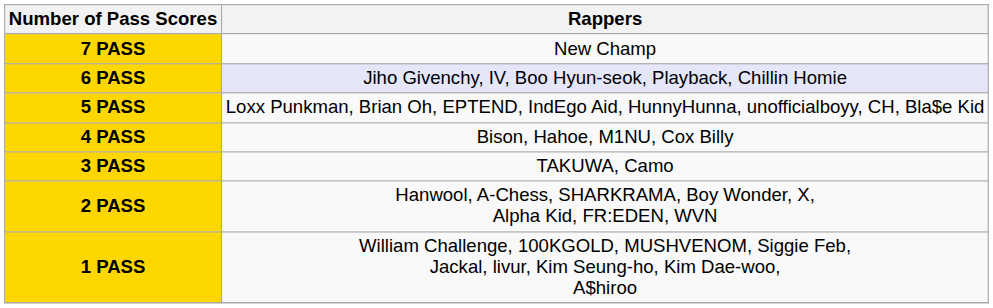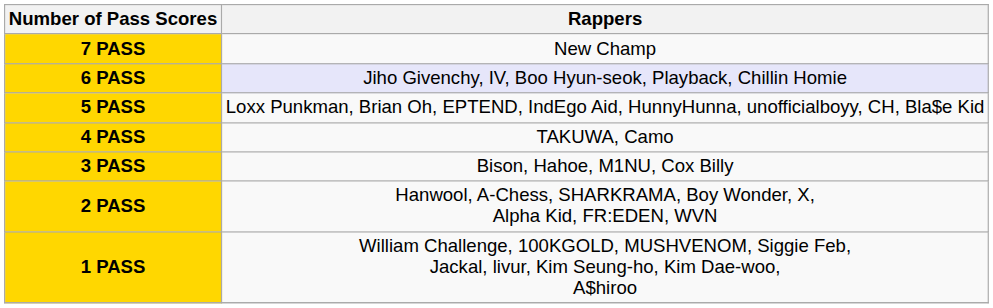(605, 136) Bison, Hahoe, M1NU, Cox Billy -> (605, 136) TAKUWA, Camo
(605, 166) TAKUWA, Camo -> (605, 166) Bison, Hahoe, M1NU, Cox Billy
